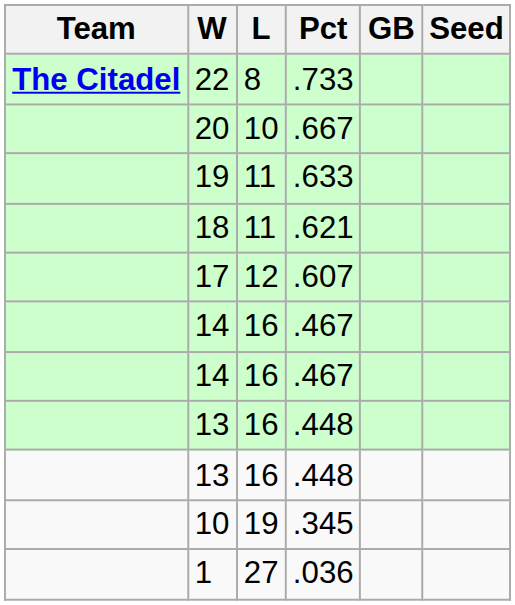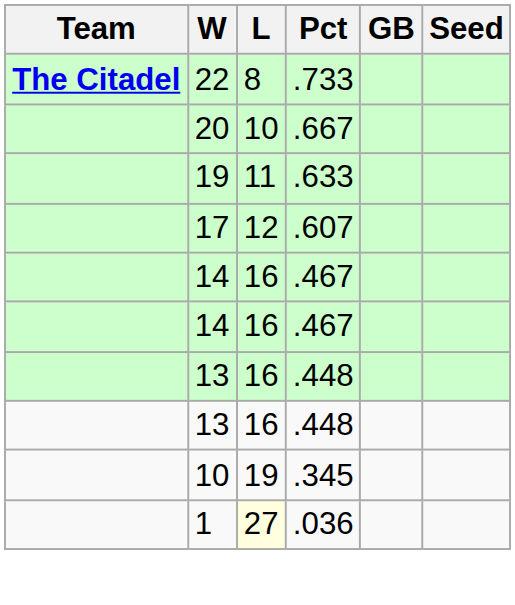- row: (212, 227)
(261, 573) no background -> (261, 524) lightyellow background
